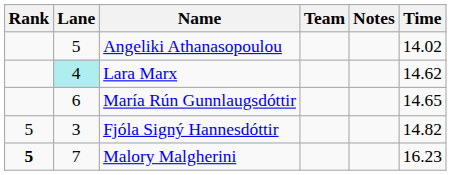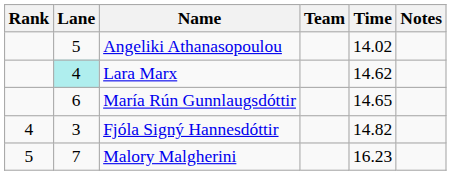columns swapped: (422, 18) <-> (374, 18)
(29, 128) 5 -> (29, 128) 4
(29, 156) bold -> (29, 156) normal
